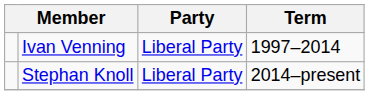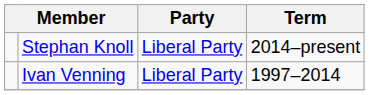rows swapped: (74, 47) <-> (78, 75)
